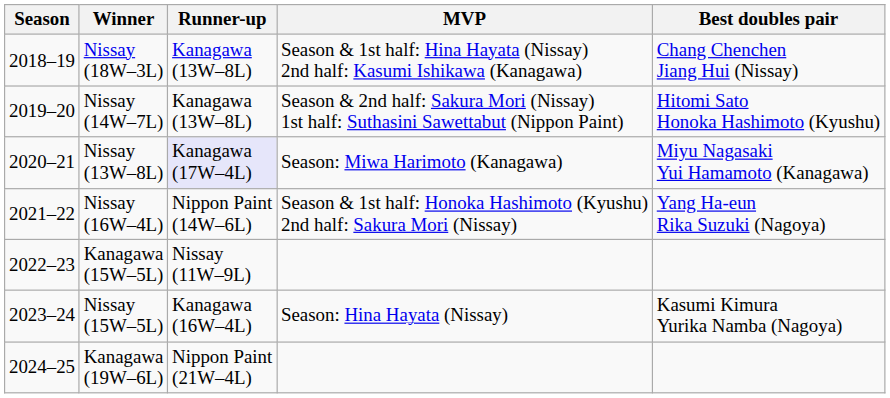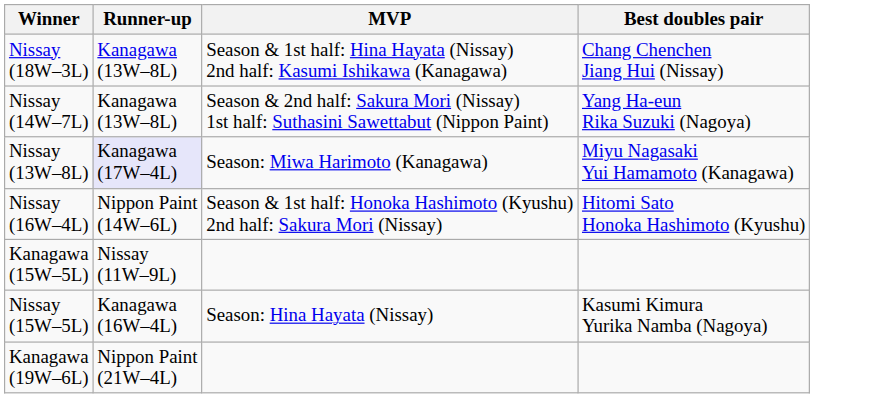- column: (42, 19)
(768, 111) Hitomi Sato Honoka Hashimoto (Kyushu) -> (666, 111) Yang Ha-eun Rika Suzuki (Nagoya)
(741, 213) Yang Ha-eun Rika Suzuki (Nagoya) -> (694, 213) Hitomi Sato Honoka Hashimoto (Kyushu)
